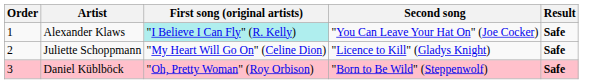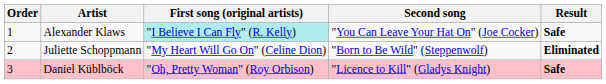(411, 50) "Licence to Kill" (Gladys Knight) -> (410, 50) "Born to Be Wild" (Steppenwolf)
(554, 50) Safe -> (571, 50) Eliminated
(410, 69) "Born to Be Wild" (Steppenwolf) -> (411, 69) "Licence to Kill" (Gladys Knight)
